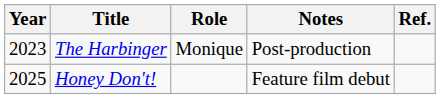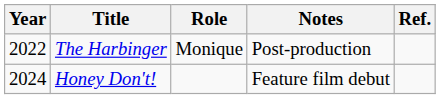(28, 49) 2023 -> (28, 49) 2022
(28, 78) 2025 -> (28, 78) 2024
